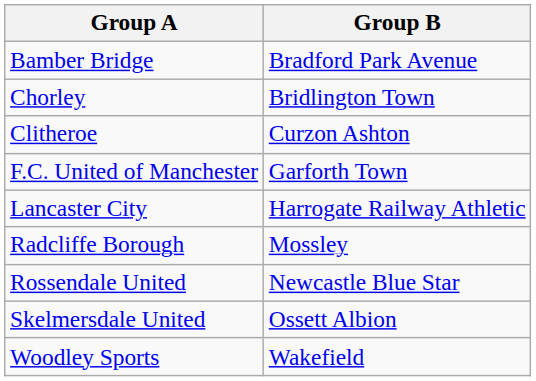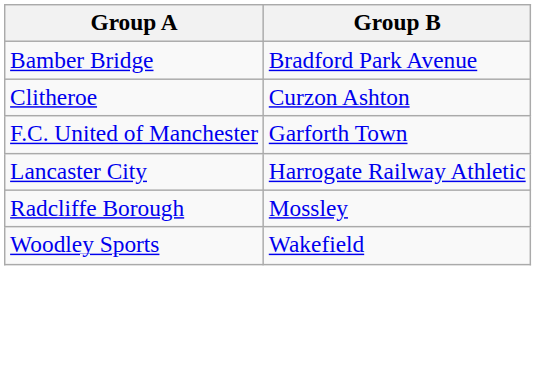- row: (48, 97)
- row: (98, 282)
- row: (108, 319)
